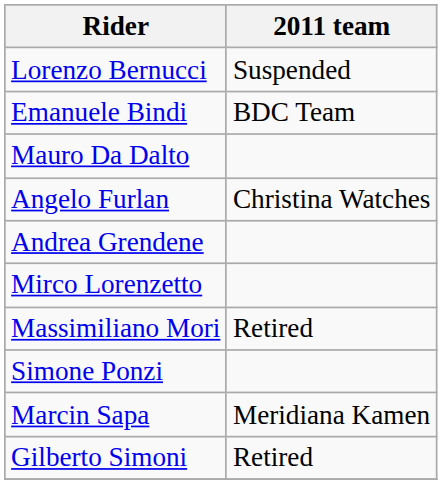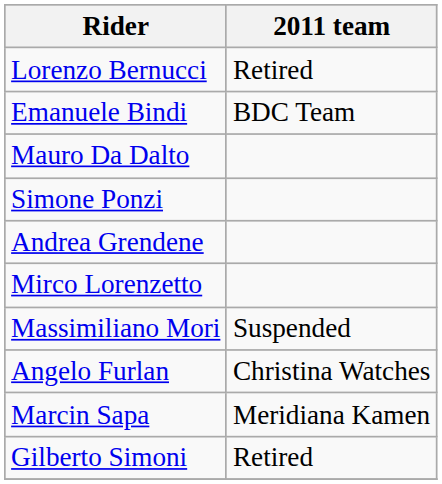(292, 69) Suspended -> (273, 69) Retired
rows swapped: (90, 198) <-> (87, 371)
(273, 328) Retired -> (292, 328) Suspended
